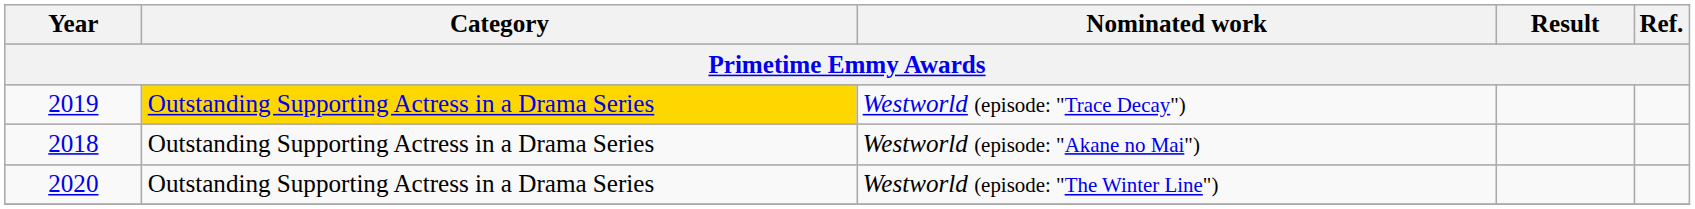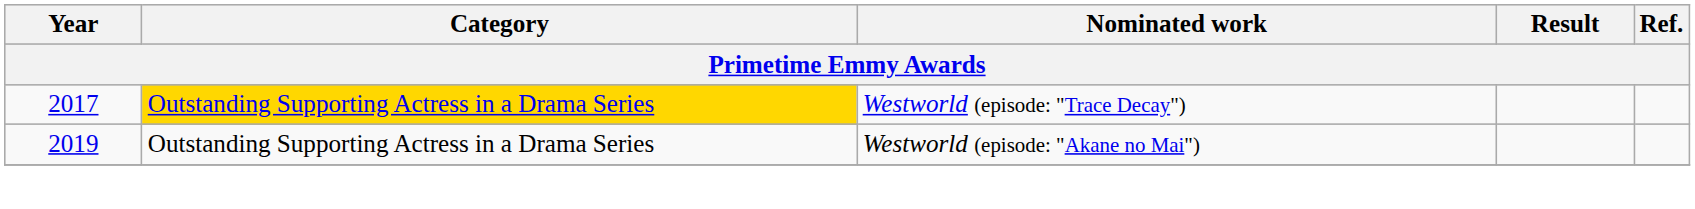(73, 104) 2019 -> (73, 104) 2017
(73, 143) 2018 -> (73, 143) 2019
- row: (1041, 183)
